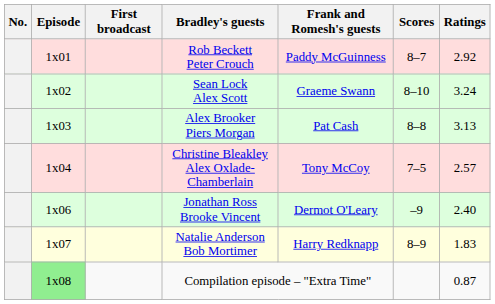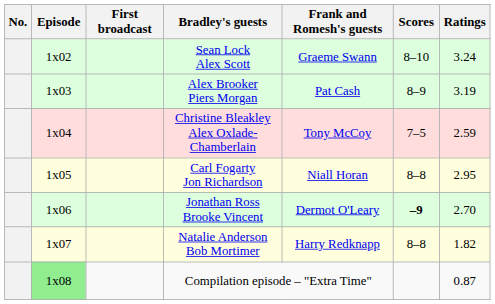- row: (220, 56)
(417, 125) 8–8 -> (416, 91) 8–9
(465, 125) 3.13 -> (465, 91) 3.19
(465, 167) 2.57 -> (465, 133) 2.59
+ row: (223, 175)
(417, 209) normal -> (416, 209) bold
(465, 209) 2.40 -> (465, 209) 2.70
(417, 244) 8–9 -> (416, 244) 8–8
(465, 244) 1.83 -> (465, 244) 1.82
